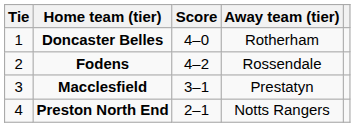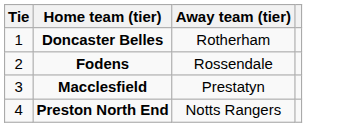- column: (196, 16)
